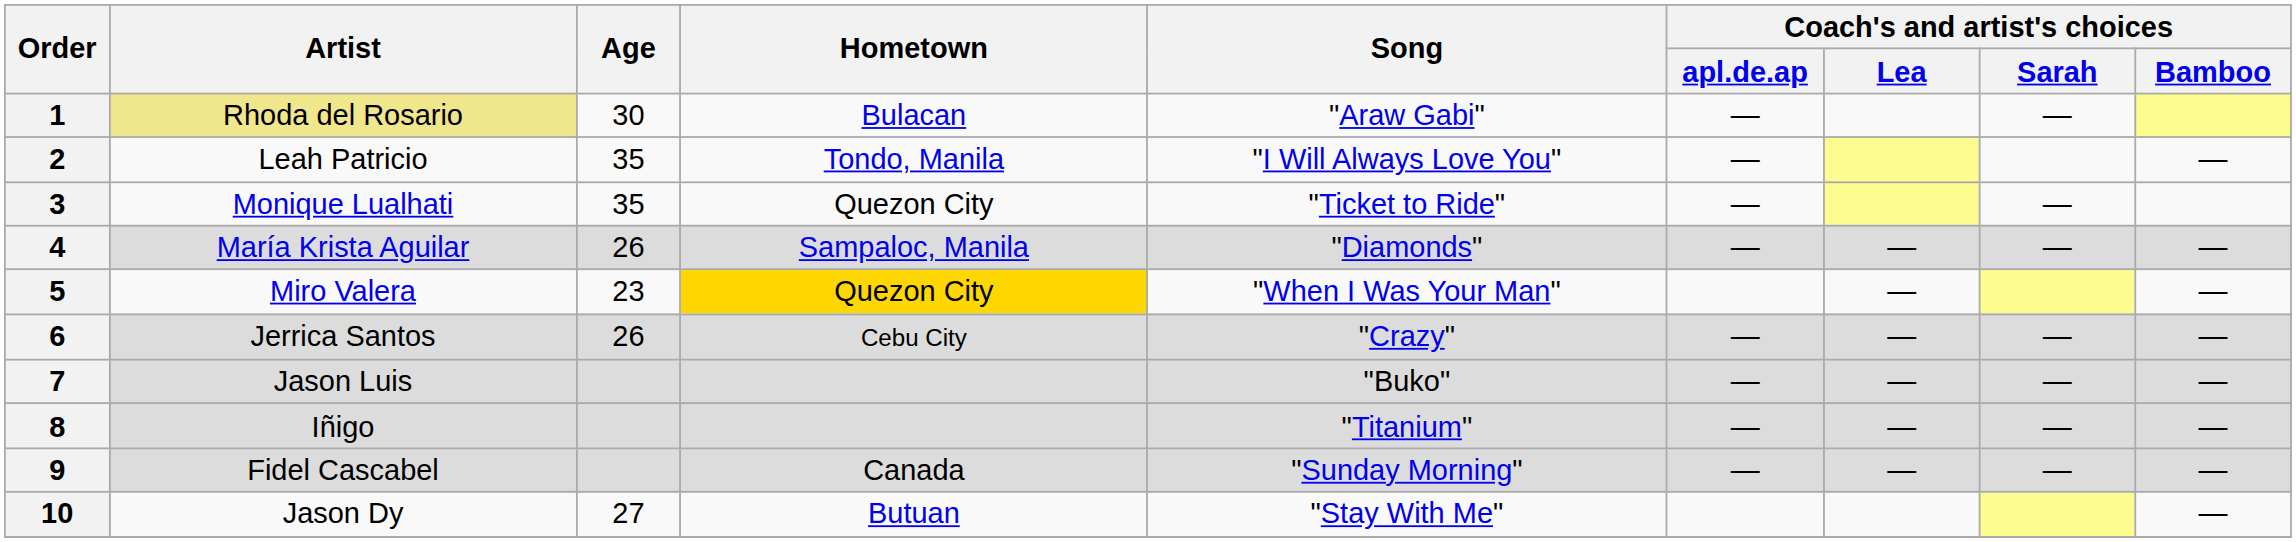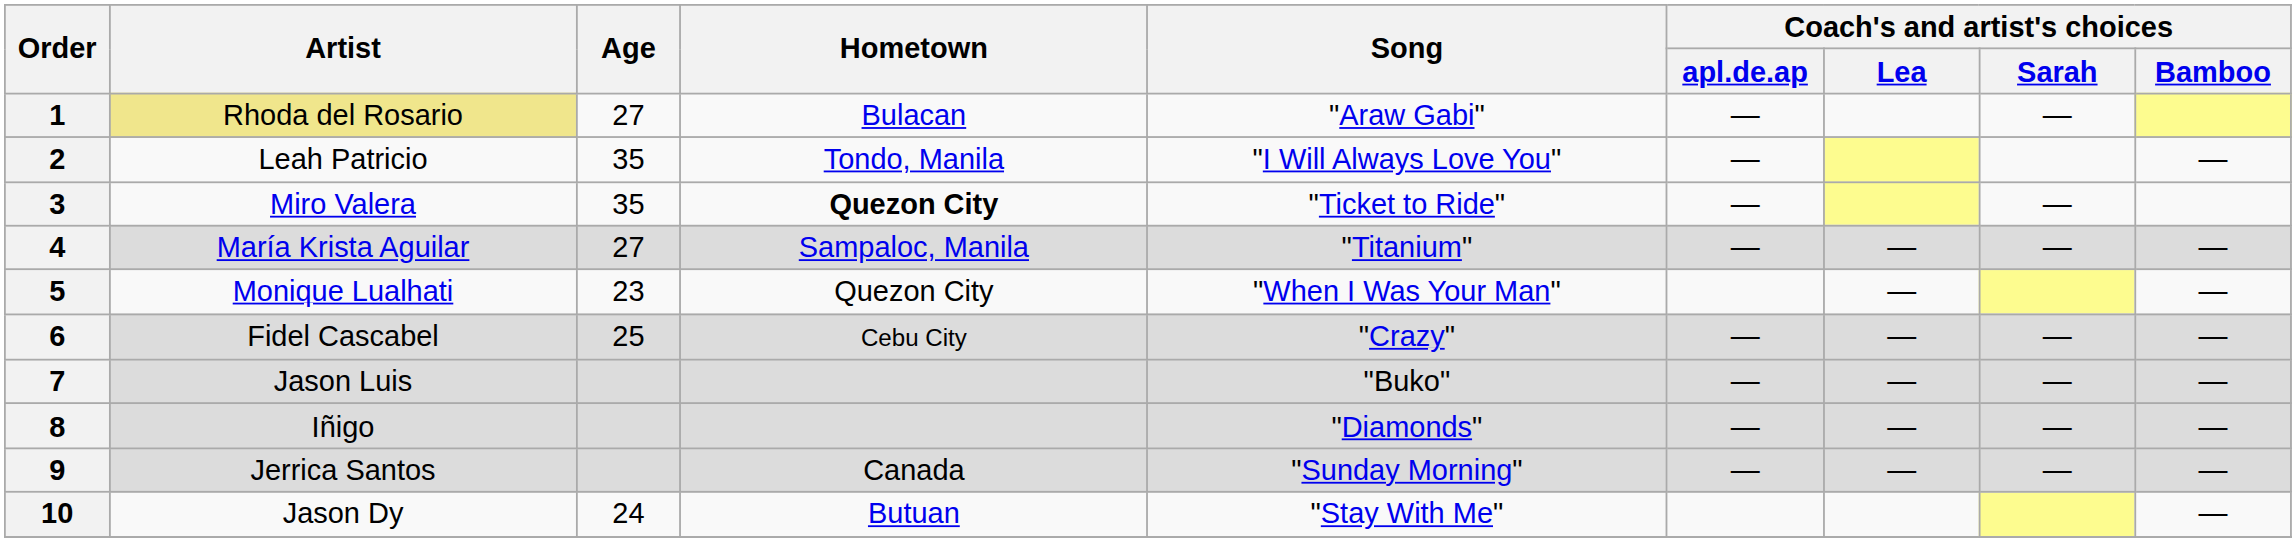(628, 115) 30 -> (628, 115) 27
(343, 203) Monique Lualhati -> (343, 203) Miro Valera
(914, 203) normal -> (914, 203) bold
(628, 248) 26 -> (628, 248) 27
(1407, 248) "Diamonds" -> (1407, 248) "Titanium"
(343, 292) Miro Valera -> (343, 292) Monique Lualhati
(914, 292) gold background -> (914, 292) no background
(343, 337) Jerrica Santos -> (343, 337) Fidel Cascabel
(628, 337) 26 -> (628, 337) 25
(1407, 426) "Titanium" -> (1407, 426) "Diamonds"
(343, 470) Fidel Cascabel -> (343, 470) Jerrica Santos
(628, 514) 27 -> (628, 514) 24
